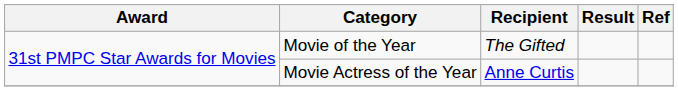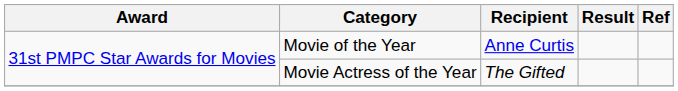(524, 45) The Gifted -> (529, 45) Anne Curtis
(529, 72) Anne Curtis -> (524, 72) The Gifted
